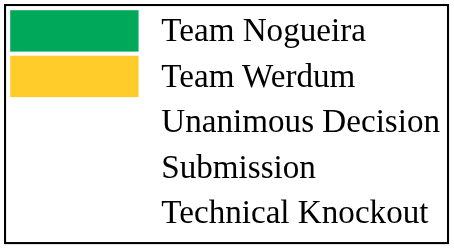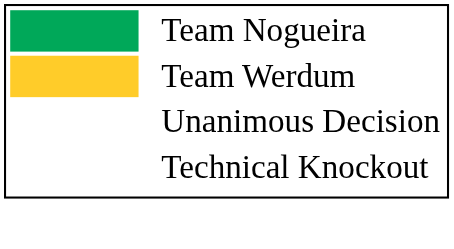- row: (239, 166)
